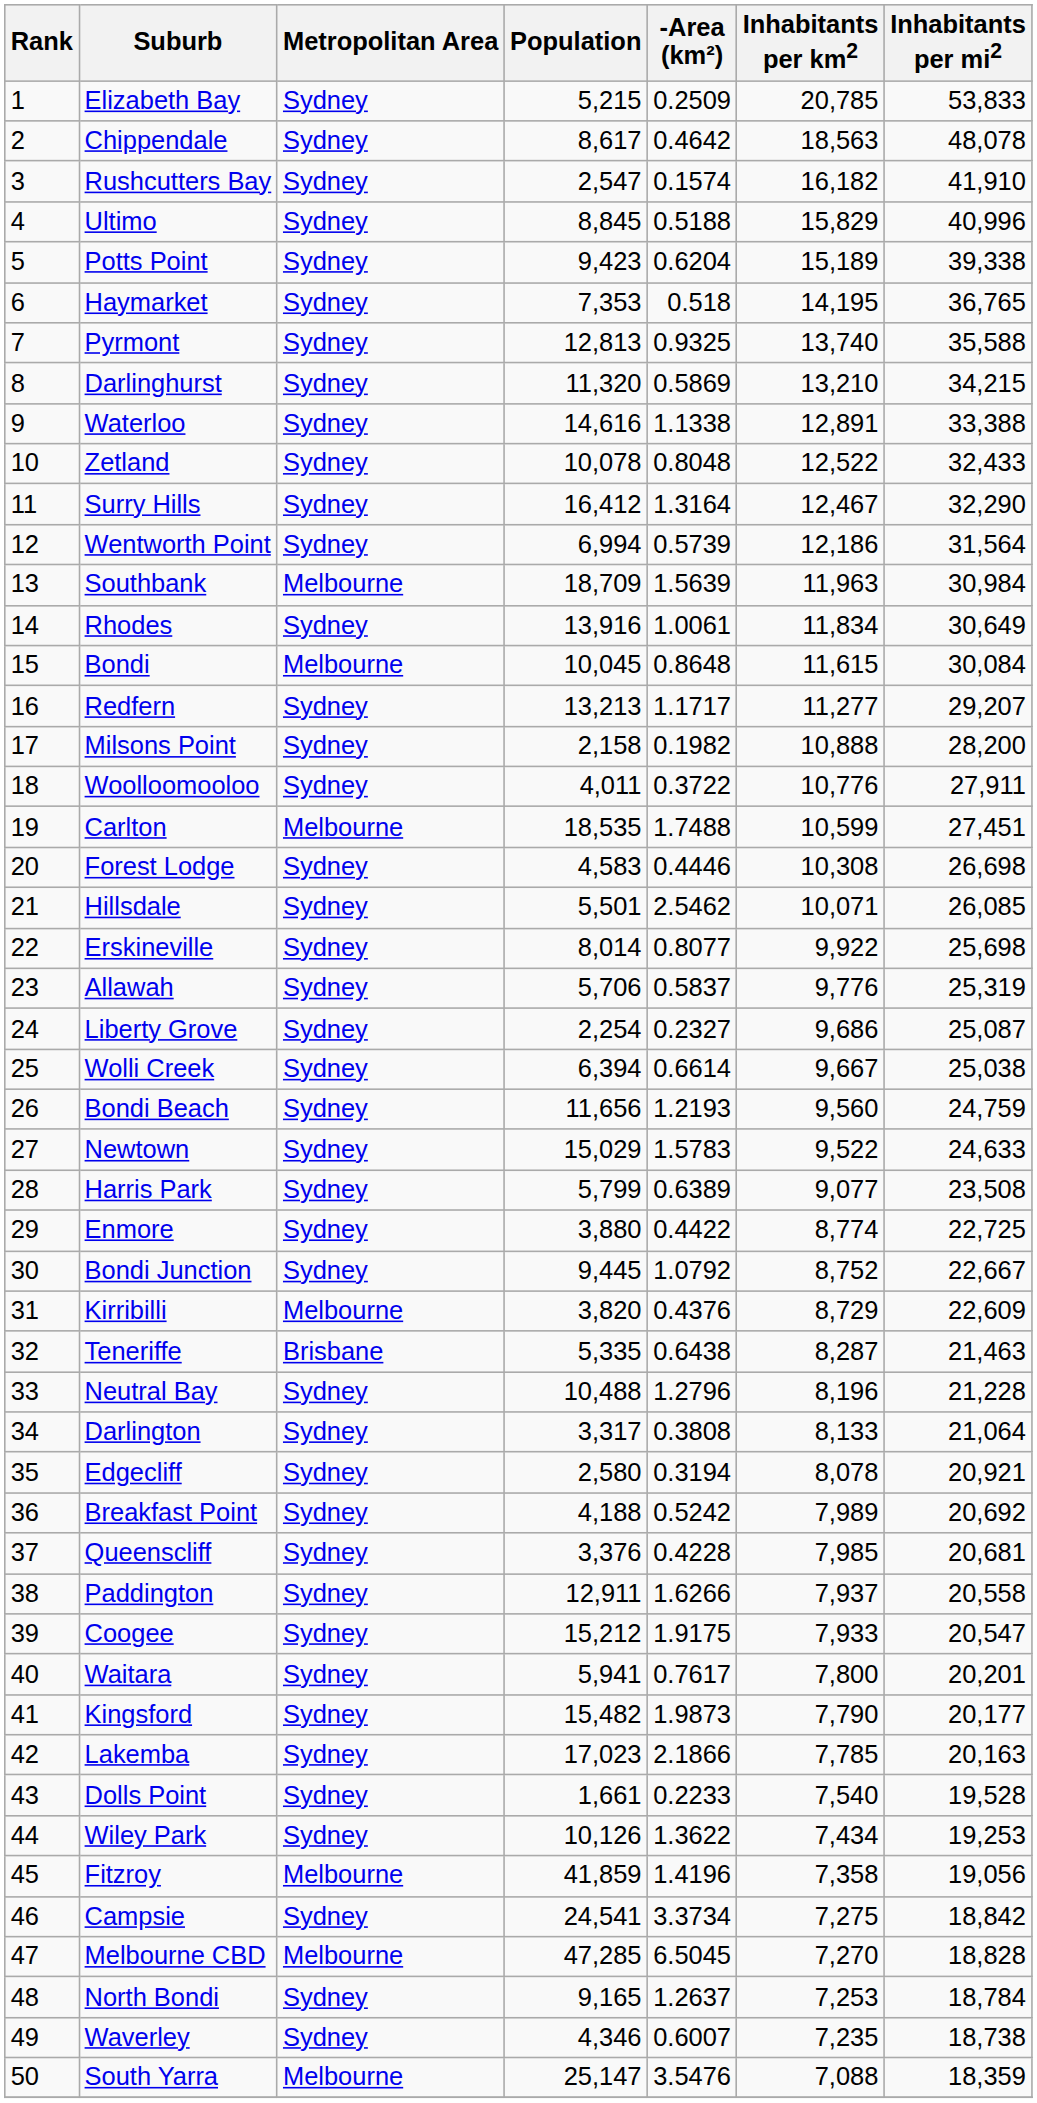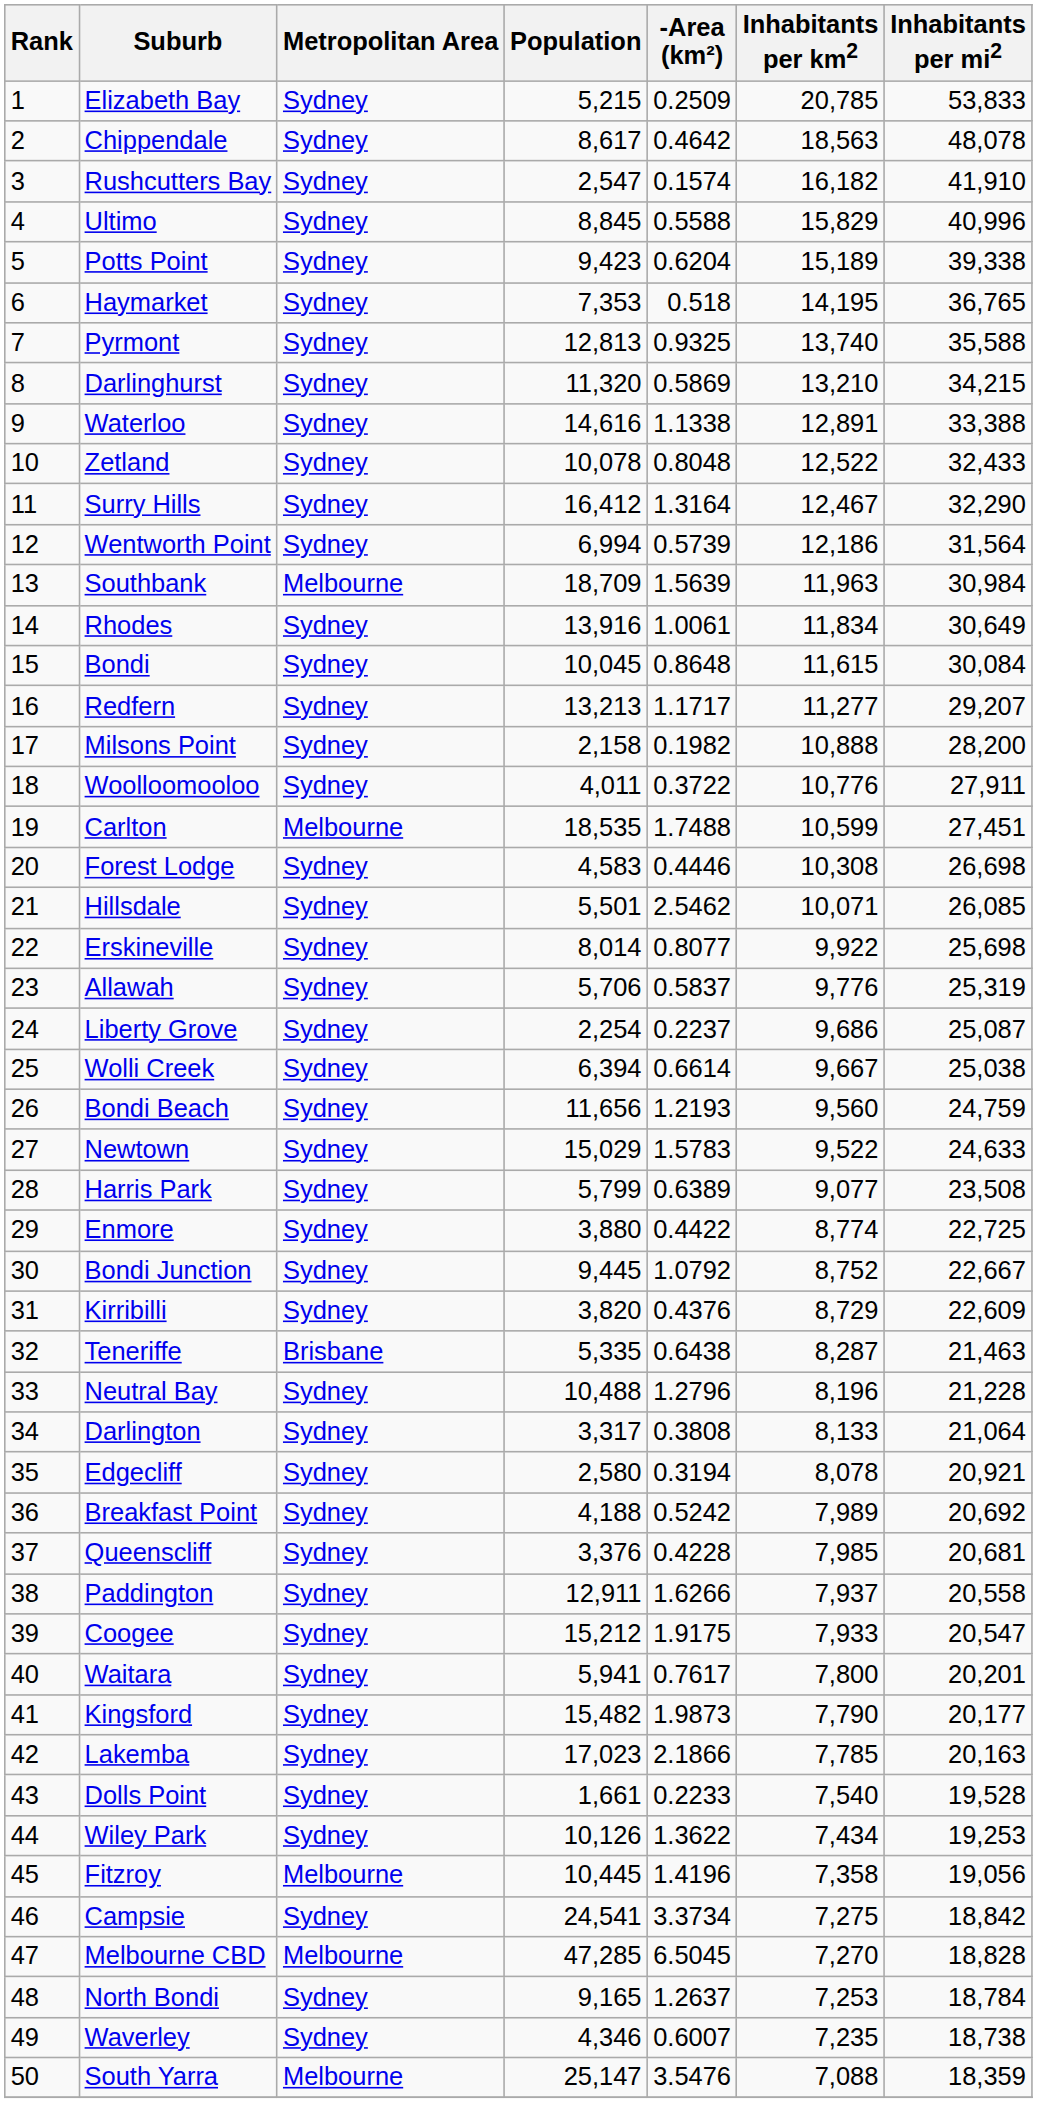(692, 221) 0.5188 -> (692, 221) 0.5588
(343, 665) Melbourne -> (325, 665) Sydney
(692, 1028) 0.2327 -> (692, 1028) 0.2237
(343, 1310) Melbourne -> (325, 1310) Sydney
(603, 1875) 41,859 -> (603, 1875) 10,445
